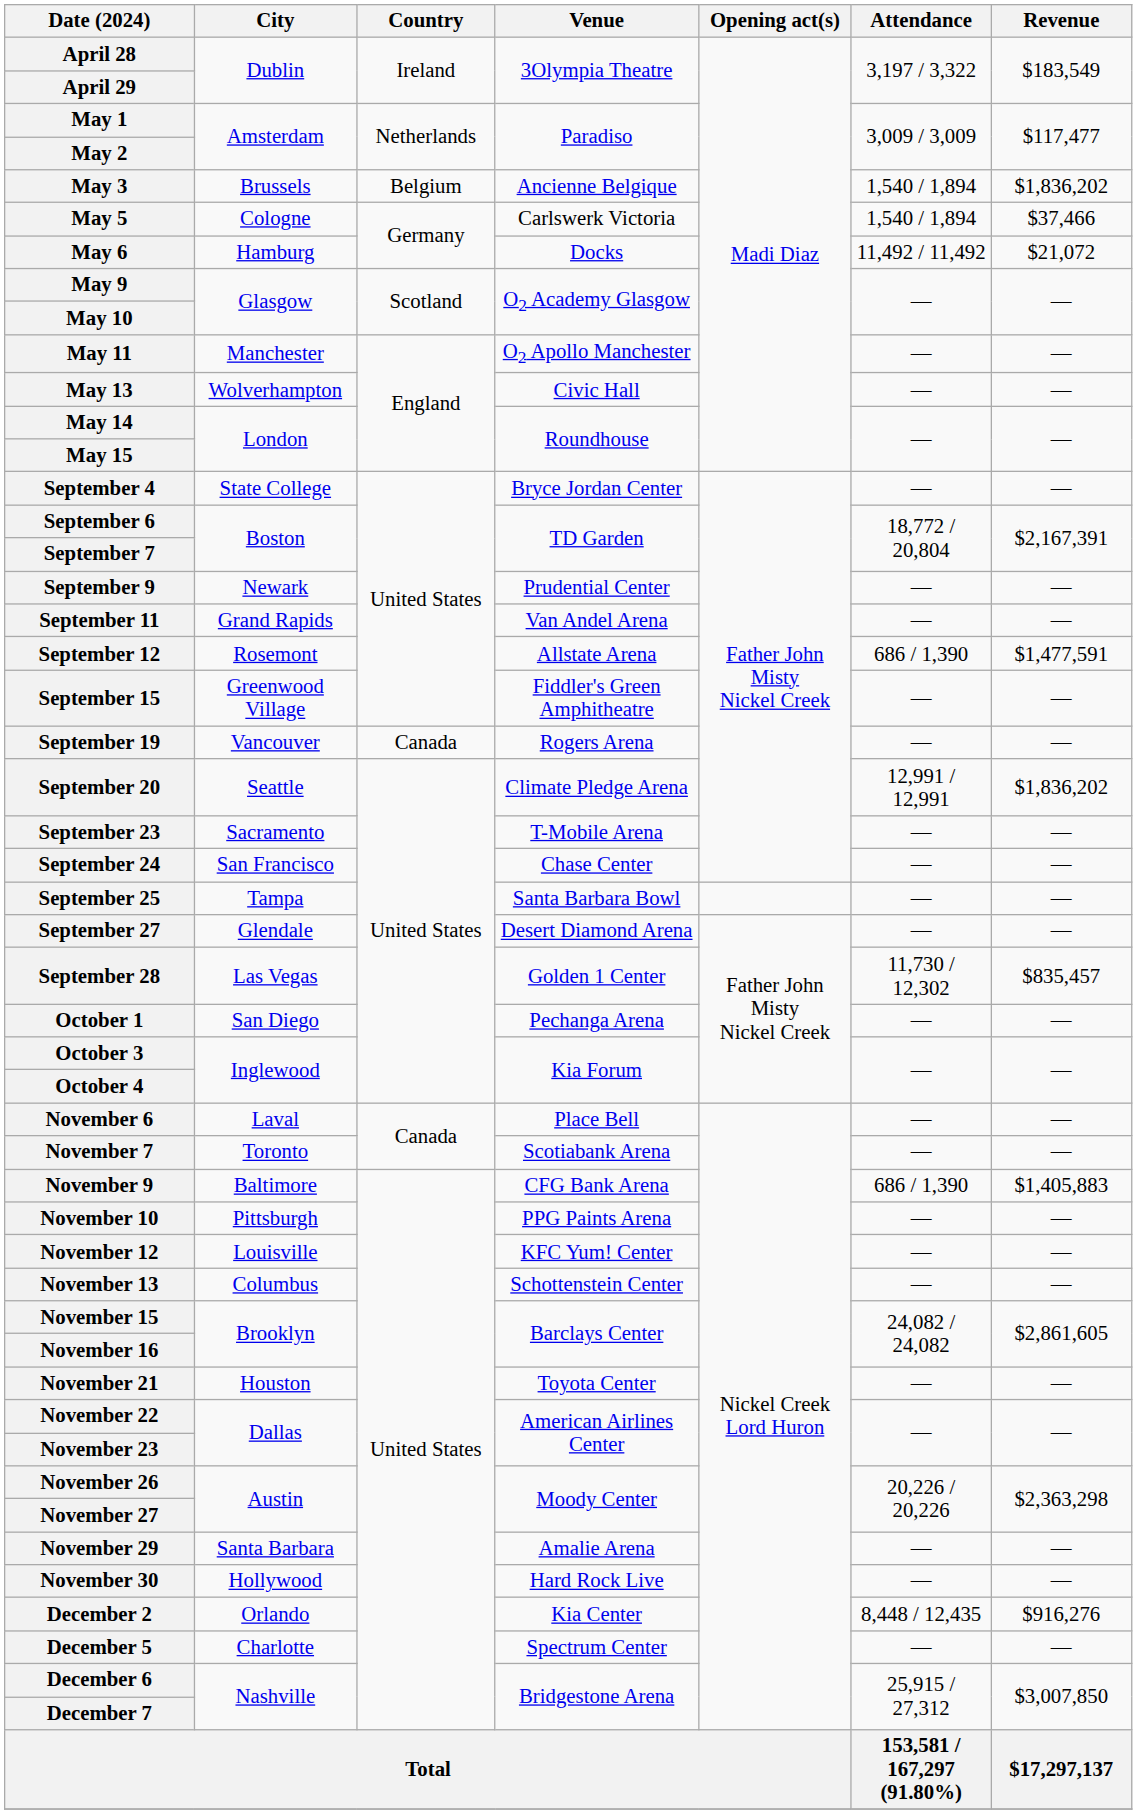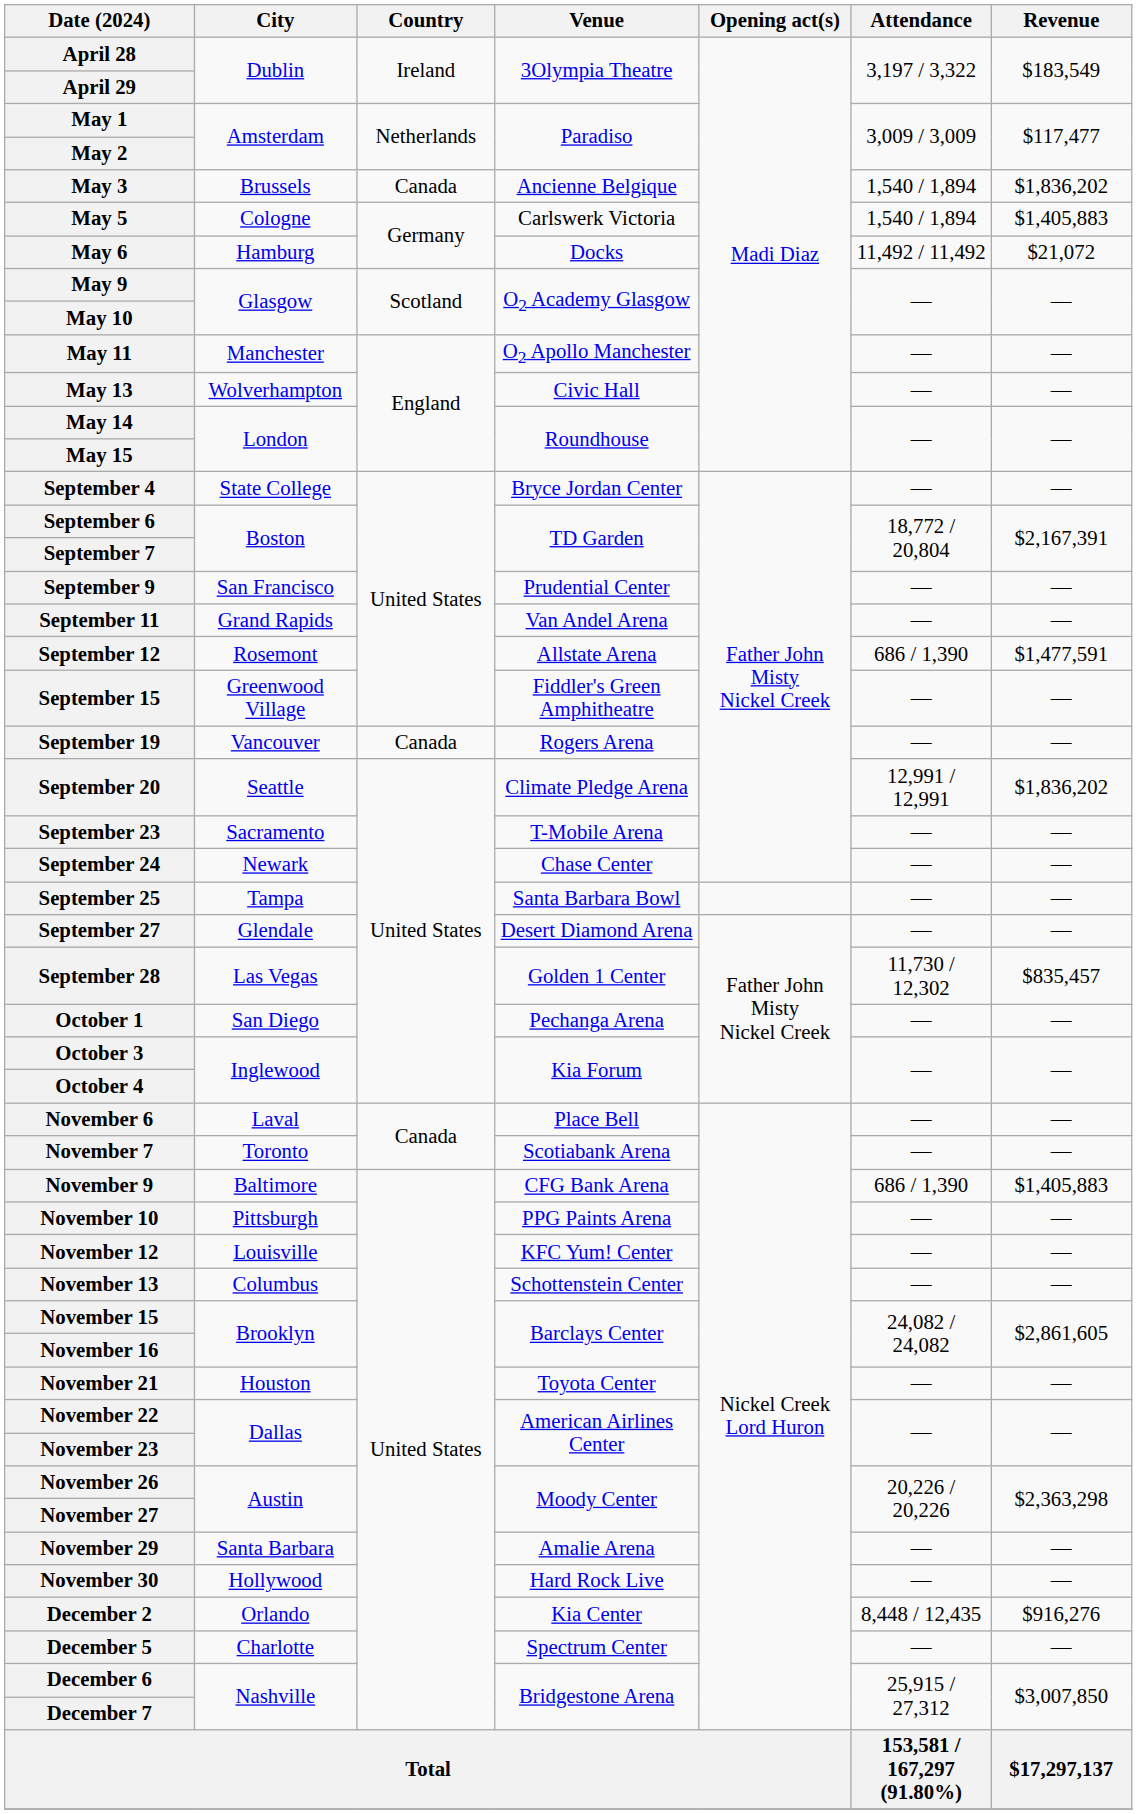(426, 185) Belgium -> (426, 185) Canada
(1061, 218) $37,466 -> (1061, 218) $1,405,883
(275, 587) Newark -> (275, 587) San Francisco
(275, 864) San Francisco -> (275, 864) Newark
